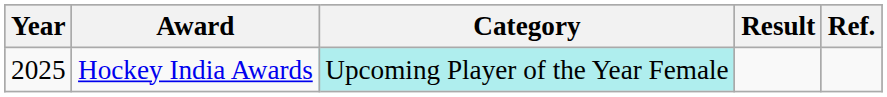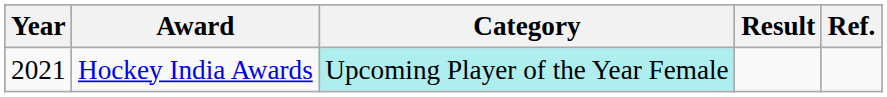(38, 69) 2025 -> (38, 69) 2021
